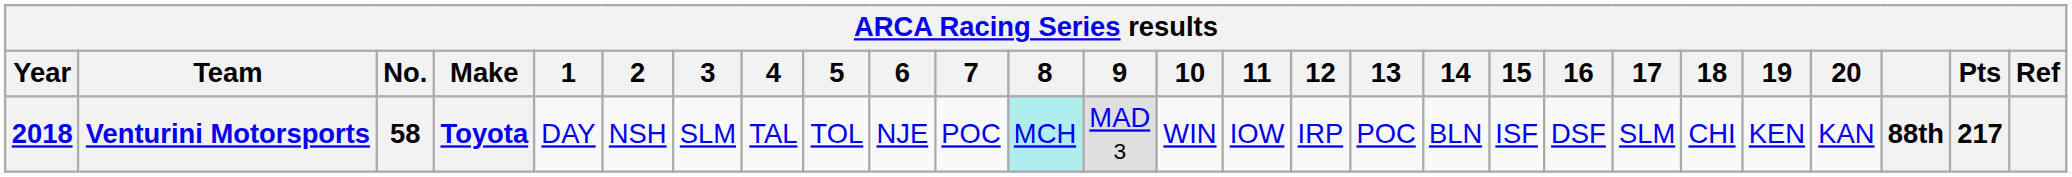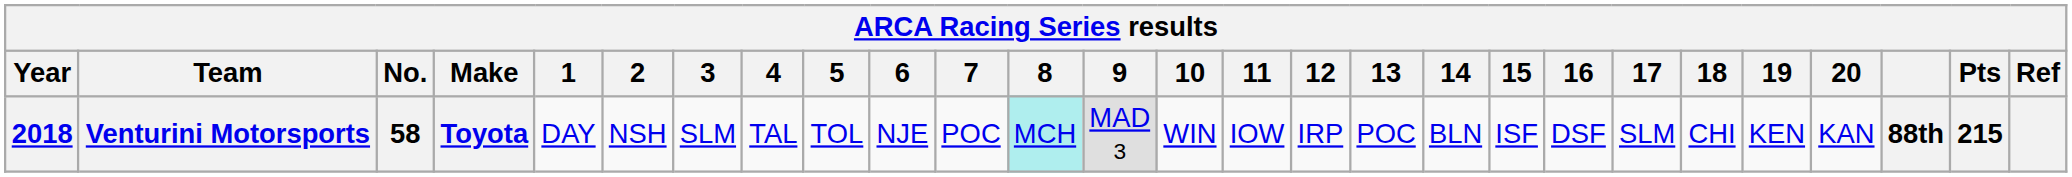(1980, 134) 217 -> (1980, 134) 215
